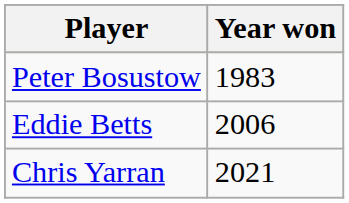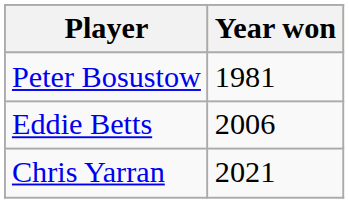(245, 76) 1983 -> (245, 76) 1981
